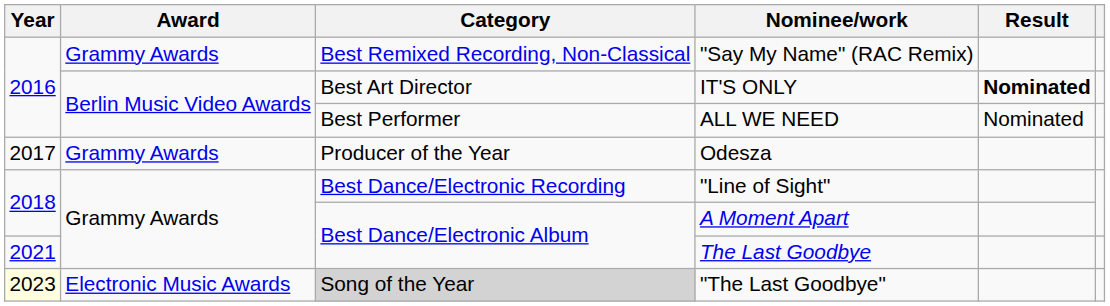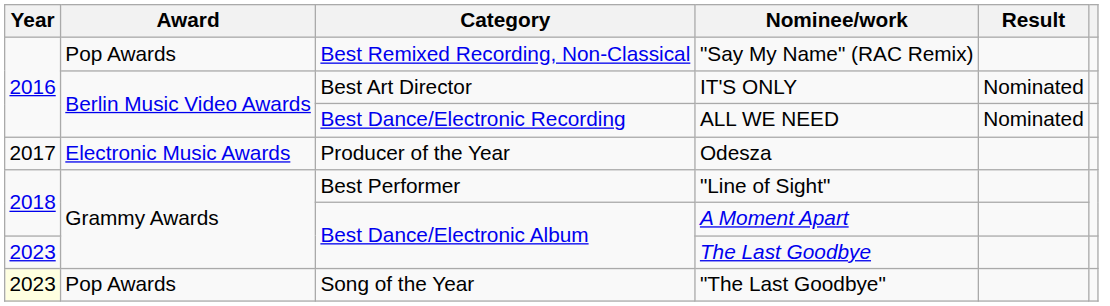(142, 53) Grammy Awards -> (121, 53) Pop Awards
(1037, 86) bold -> (1033, 86) normal
(390, 119) Best Performer -> (473, 119) Best Dance/Electronic Recording
(142, 152) Grammy Awards -> (178, 152) Electronic Music Awards
(473, 185) Best Dance/Electronic Recording -> (390, 185) Best Performer
(33, 251) 2021 -> (33, 251) 2023
(178, 284) Electronic Music Awards -> (121, 284) Pop Awards
(397, 284) lightgrey background -> (397, 284) no background
